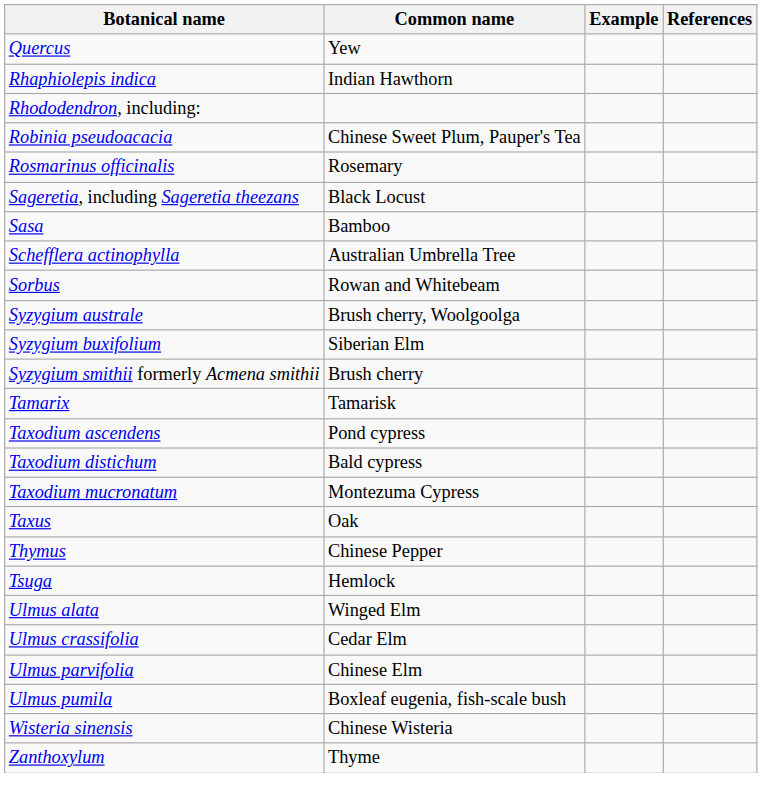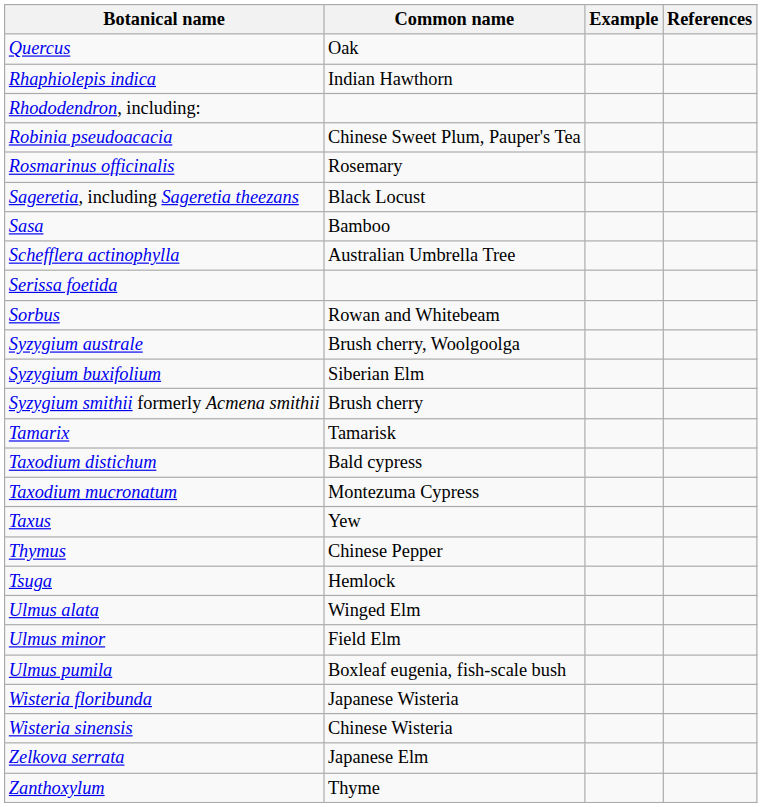(344, 48) Yew -> (343, 48) Oak
+ row: (63, 284)
- row: (85, 432)
(343, 521) Oak -> (344, 521) Yew
- row: (74, 639)
+ row: (57, 639)
- row: (71, 668)
+ row: (80, 698)
+ row: (67, 757)
